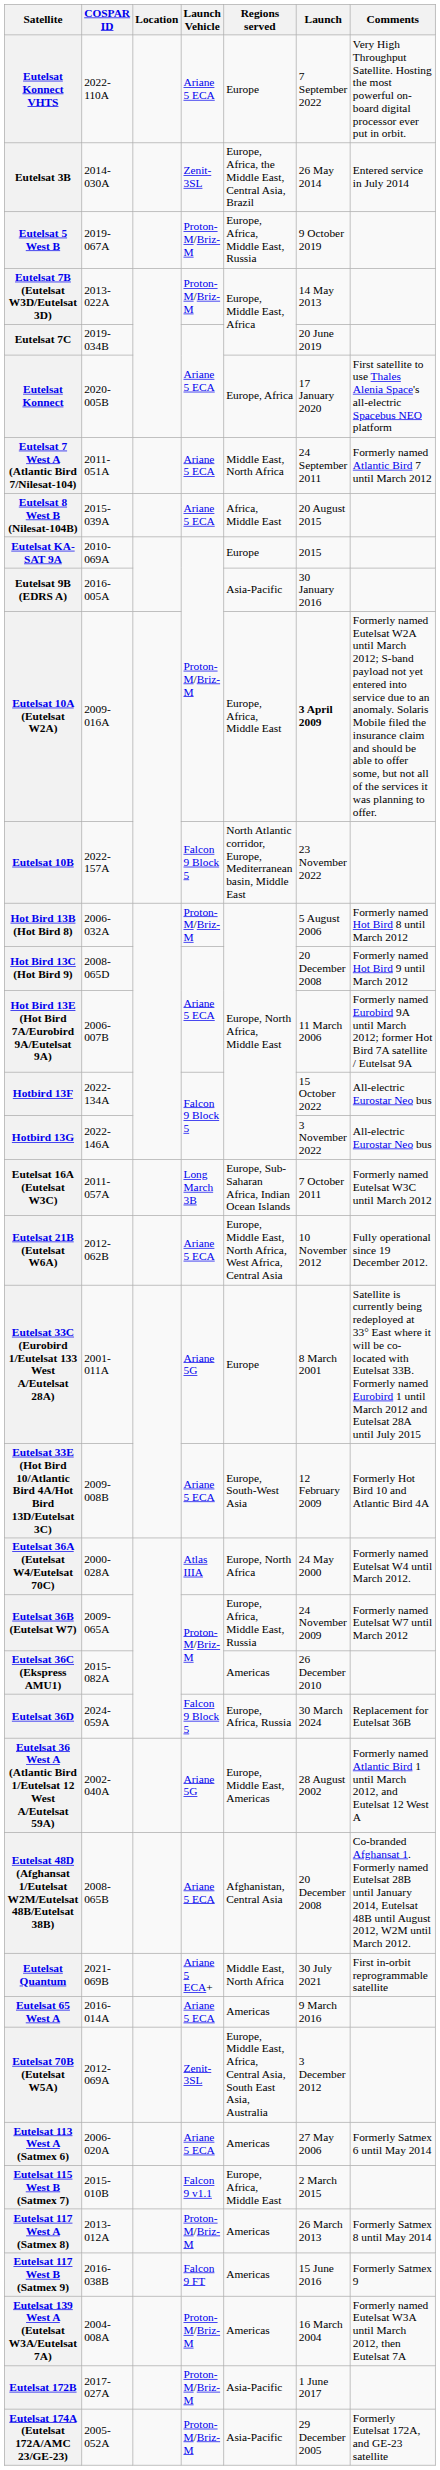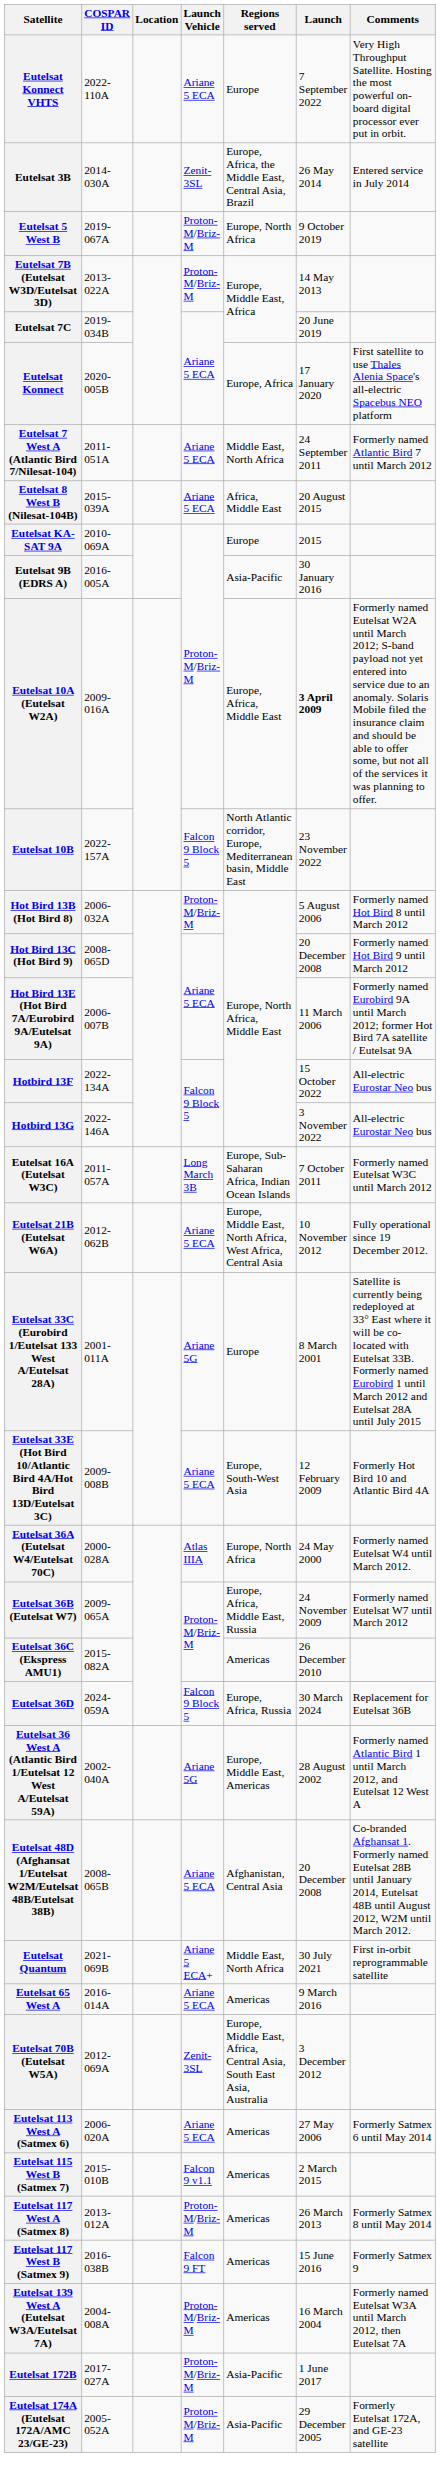(255, 240) Europe, Africa, Middle East, Russia -> (259, 233) Europe, North Africa
(254, 2187) Europe, Africa, Middle East -> (248, 2174) Americas
